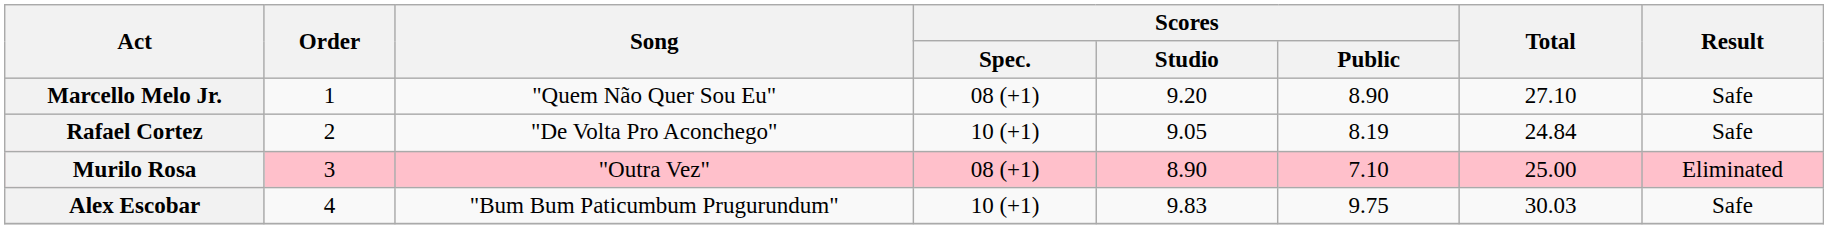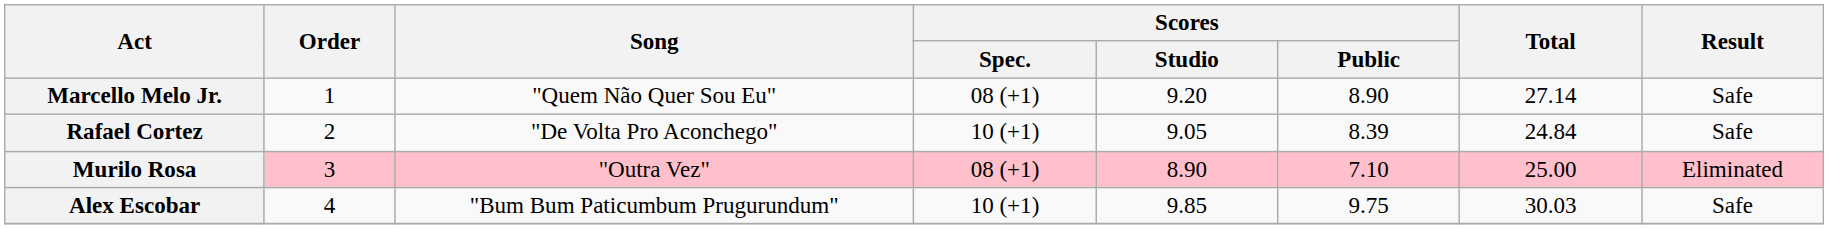(1551, 95) 27.10 -> (1551, 95) 27.14
(1369, 132) 8.19 -> (1369, 132) 8.39
(1187, 205) 9.83 -> (1187, 205) 9.85
